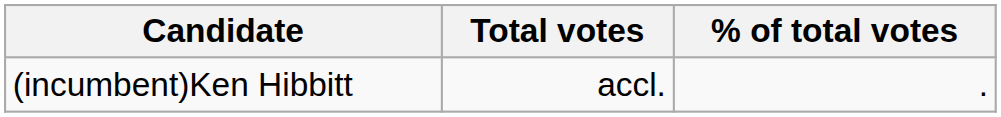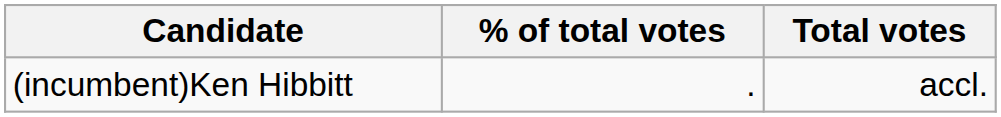columns swapped: (557, 31) <-> (835, 31)
